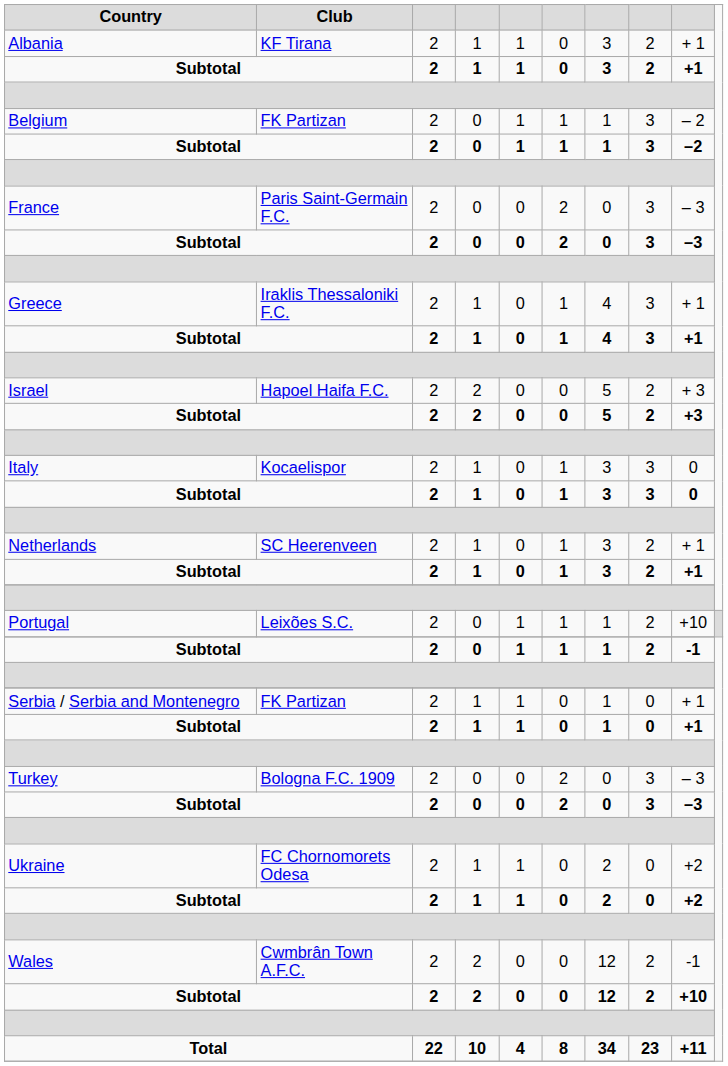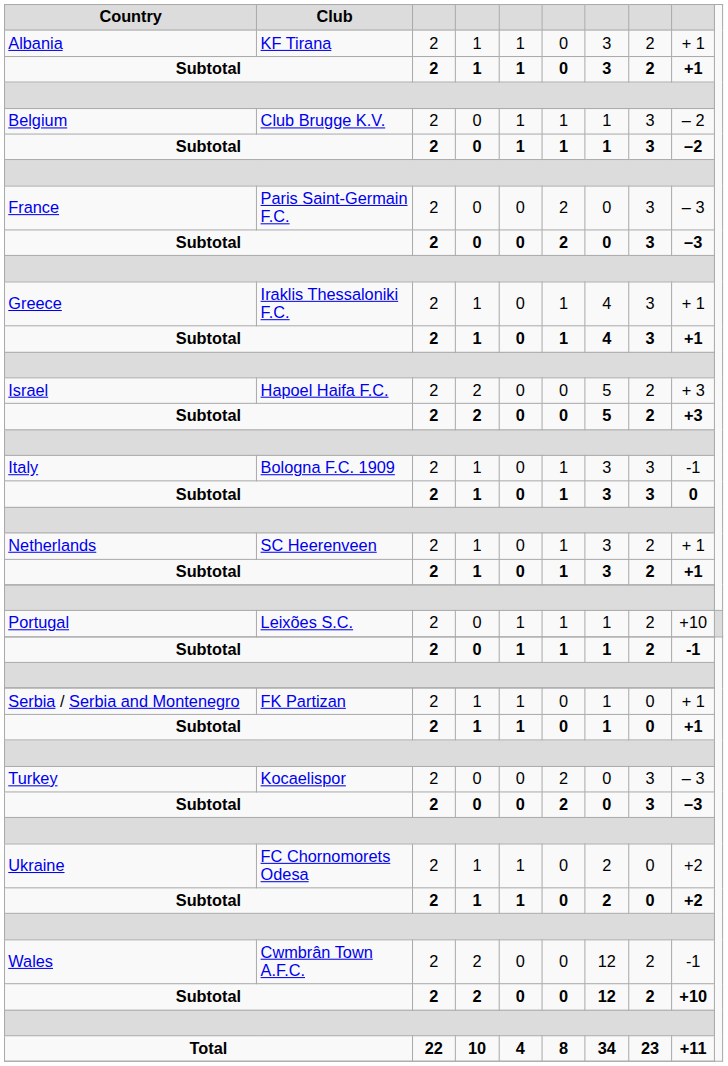(303, 120) FK Partizan -> (323, 120) Club Brugge K.V.
(303, 468) Kocaelispor -> (328, 468) Bologna F.C. 1909
(693, 468) 0 -> (693, 468) -1
(328, 778) Bologna F.C. 1909 -> (303, 778) Kocaelispor
